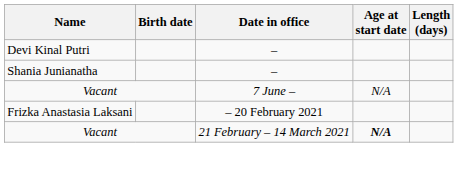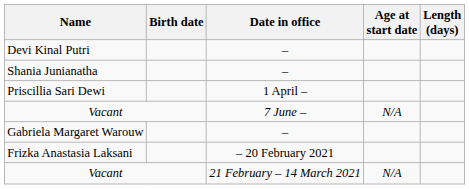+ row: (56, 91)
+ row: (75, 132)
(381, 132) bold -> (392, 173) normal
